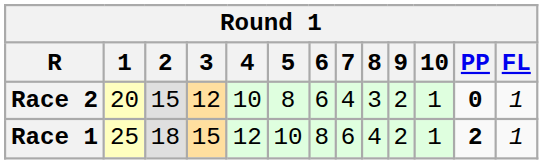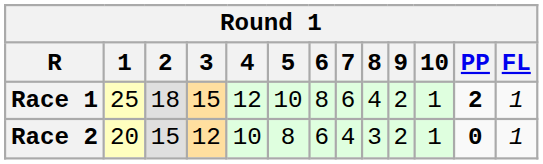rows swapped: (55, 139) <-> (55, 100)
